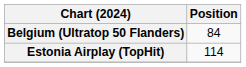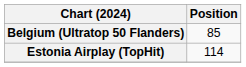(214, 33) 84 -> (214, 33) 85
